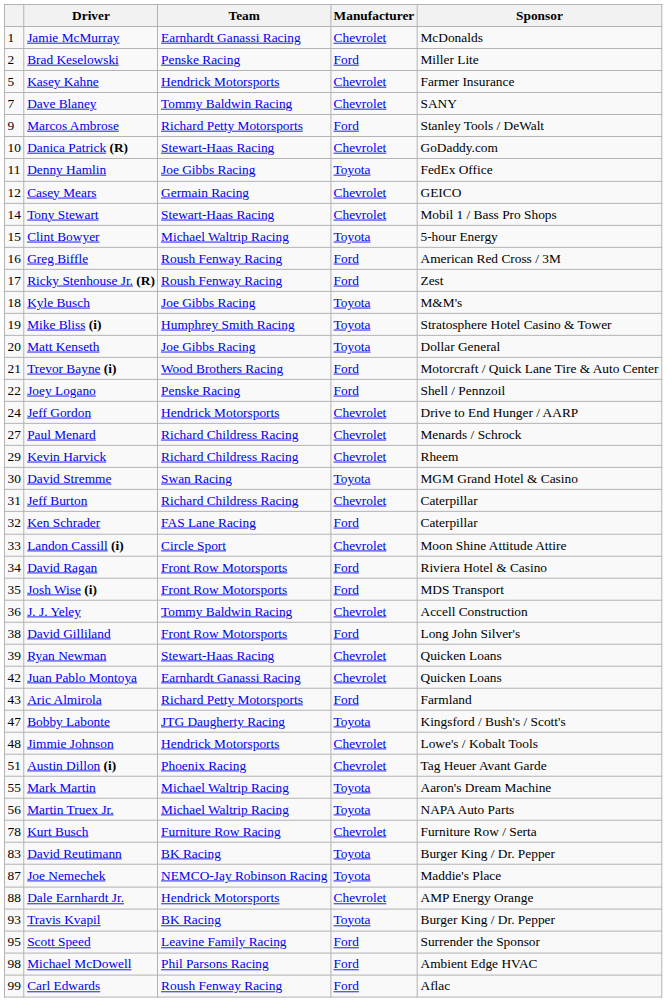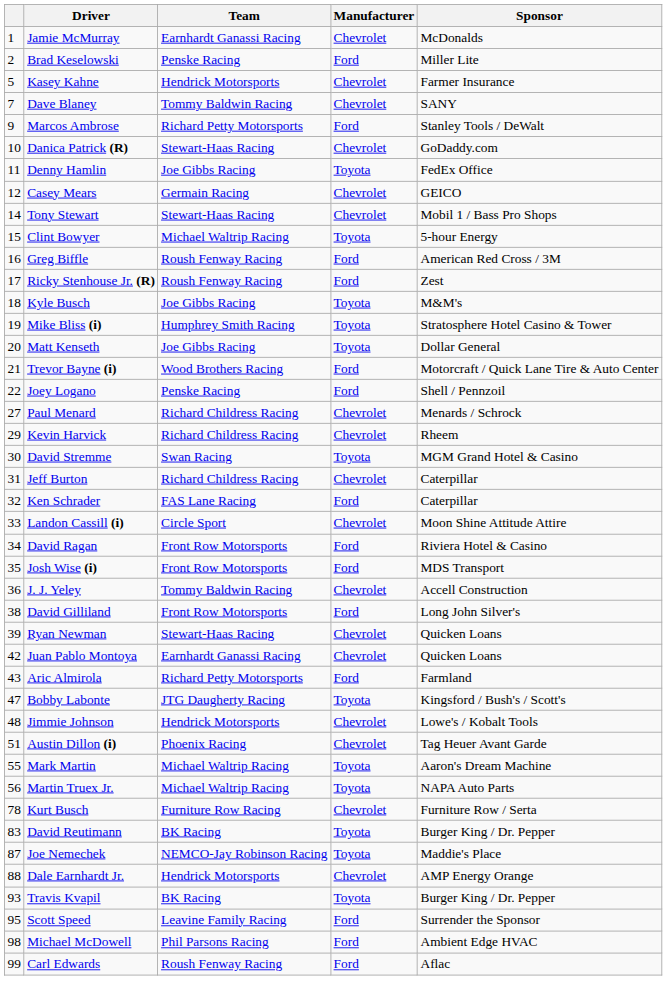- row: (59, 412)
